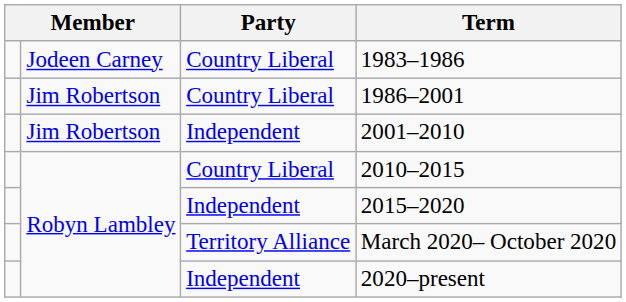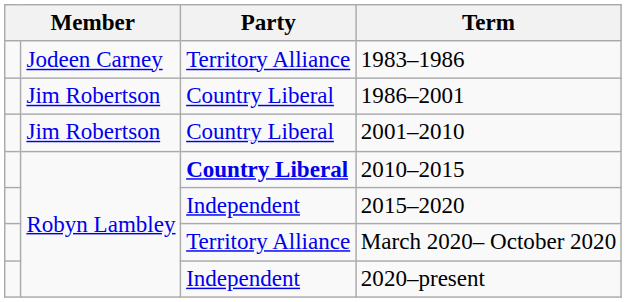(260, 59) Country Liberal -> (268, 59) Territory Alliance
(243, 132) Independent -> (260, 132) Country Liberal
(260, 168) normal -> (267, 168) bold
